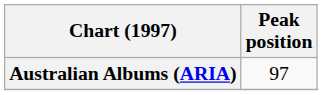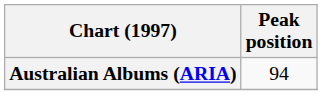(279, 73) 97 -> (279, 73) 94
